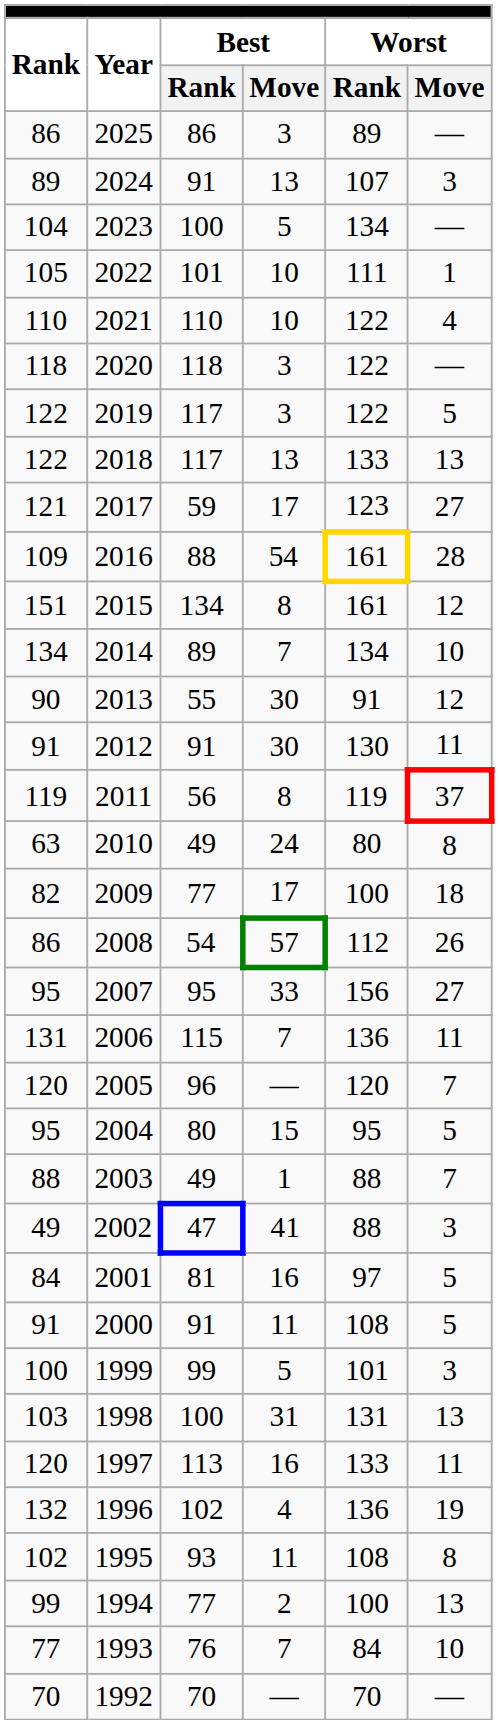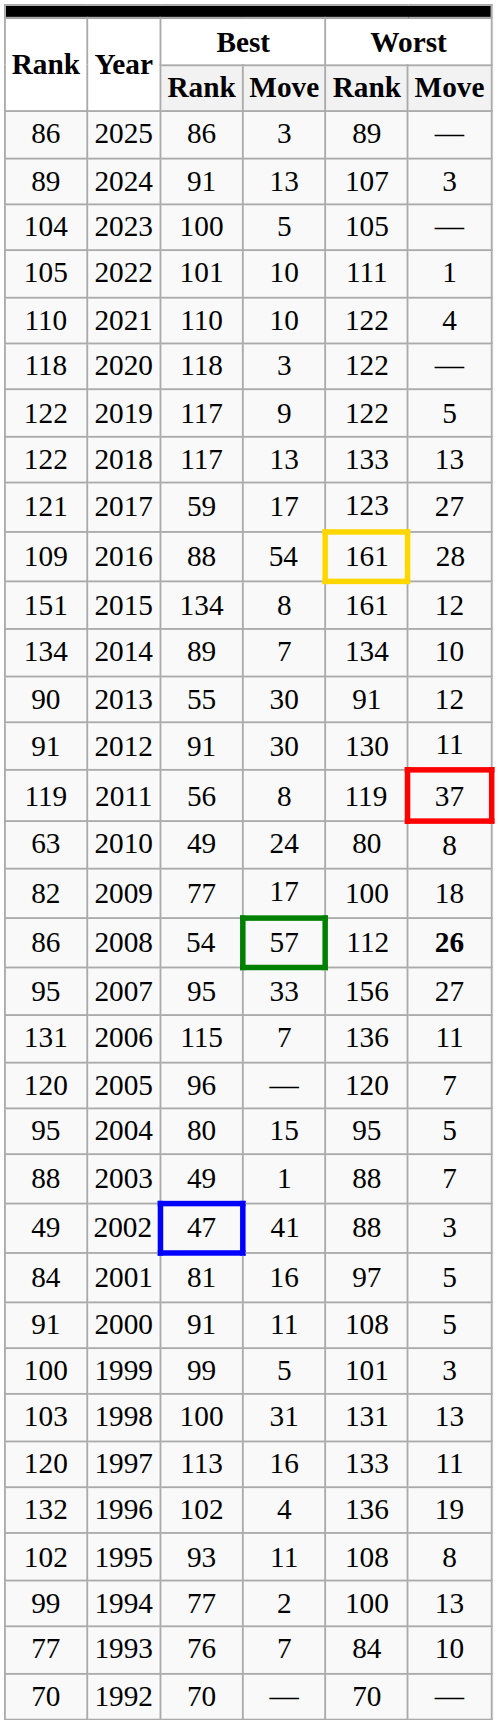(367, 226) 134 -> (367, 226) 105
(284, 412) 3 -> (284, 412) 9
(449, 941) normal -> (449, 941) bold
